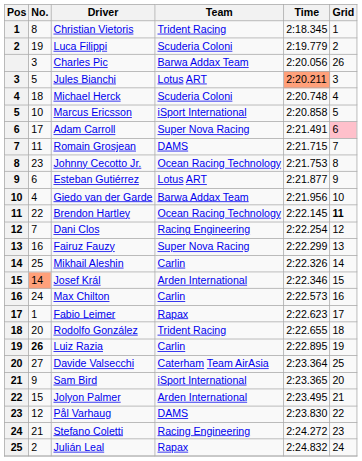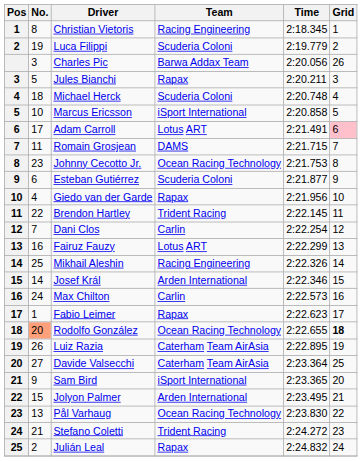(192, 29) Trident Racing -> (204, 29) Racing Engineering
(182, 79) Lotus ART -> (173, 79) Rapax
(306, 79) lightsalmon background -> (306, 79) no background
(204, 129) Super Nova Racing -> (182, 129) Lotus ART
(182, 180) Lotus ART -> (195, 180) Scuderia Coloni
(203, 196) Barwa Addax Team -> (173, 196) Rapax
(219, 213) Ocean Racing Technology -> (192, 213) Trident Racing
(338, 213) bold -> (338, 213) normal
(204, 230) Racing Engineering -> (171, 230) Carlin
(204, 246) Super Nova Racing -> (182, 246) Lotus ART
(171, 263) Carlin -> (204, 263) Racing Engineering
(37, 280) lightsalmon background -> (37, 280) no background
(37, 330) no background -> (37, 330) lightsalmon background
(192, 330) Trident Racing -> (219, 330) Ocean Racing Technology
(338, 330) normal -> (338, 330) bold
(37, 347) bold -> (37, 347) normal
(171, 347) Carlin -> (213, 347) Caterham Team AirAsia
(37, 414) 12 -> (37, 414) 13
(173, 414) DAMS -> (219, 414) Ocean Racing Technology
(204, 430) Racing Engineering -> (192, 430) Trident Racing
